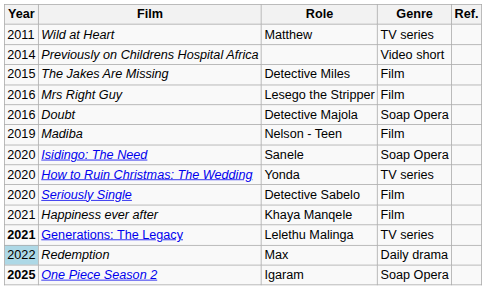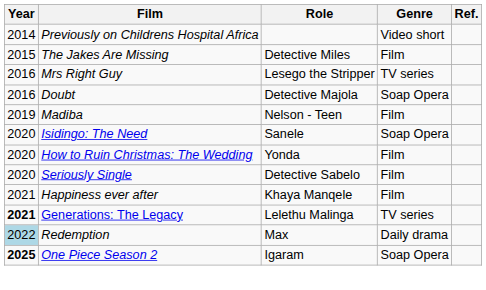- row: (78, 34)
(392, 94) Film -> (407, 74) TV series
(407, 174) TV series -> (392, 154) Film
